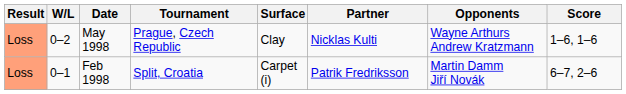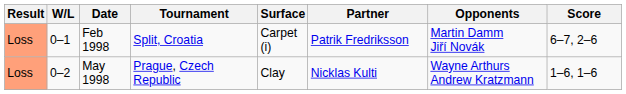rows swapped: (96, 73) <-> (96, 40)
